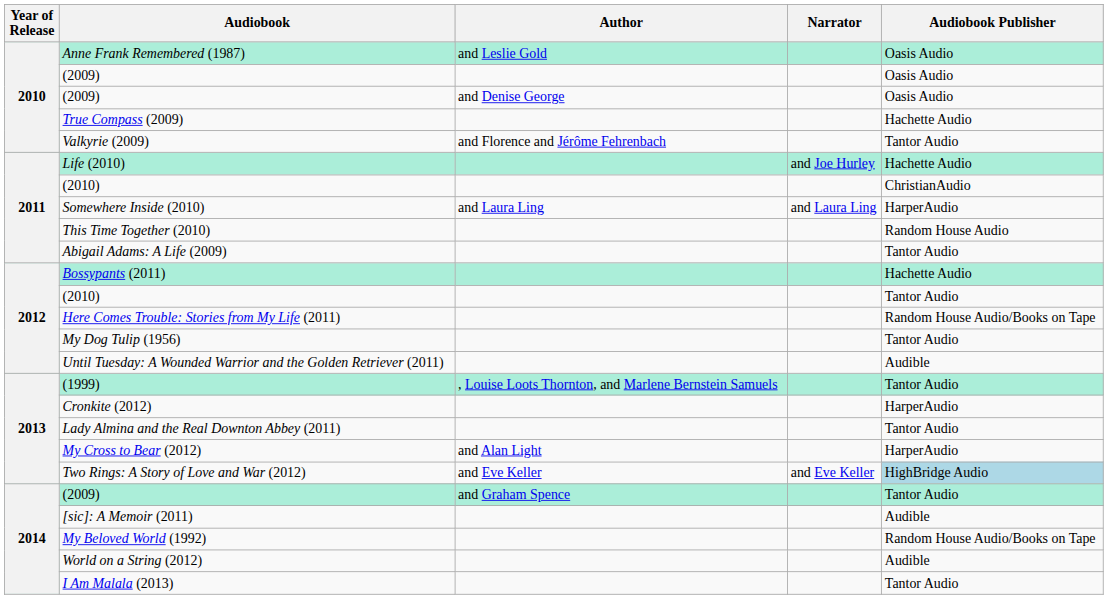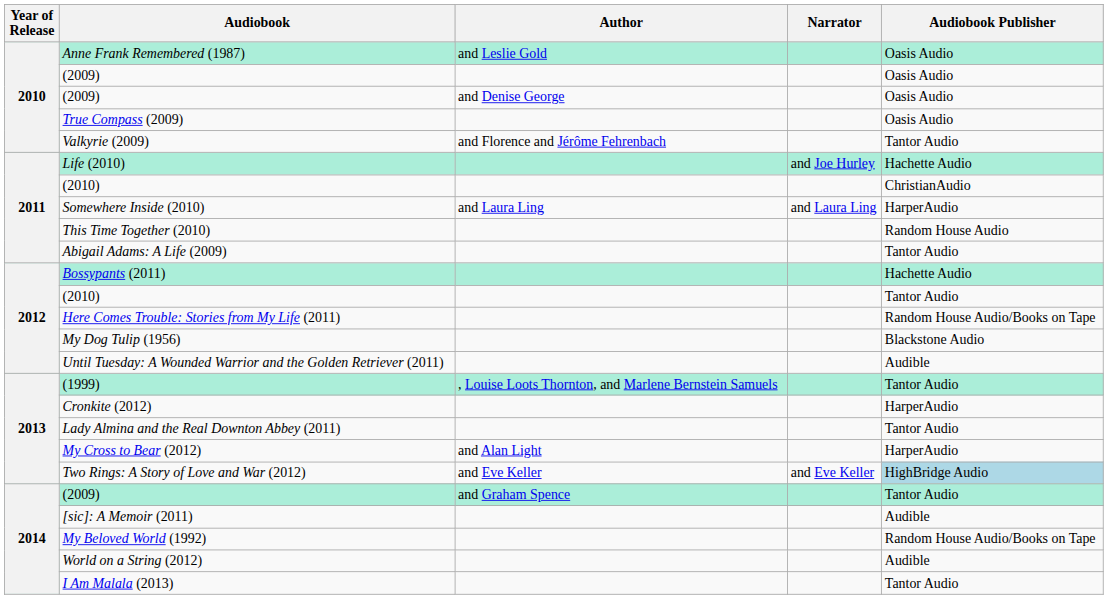(928, 119) Hachette Audio -> (919, 119) Oasis Audio
(922, 340) Tantor Audio -> (935, 340) Blackstone Audio
